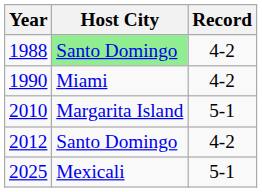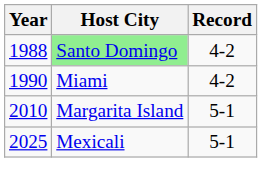- row: (28, 141)
